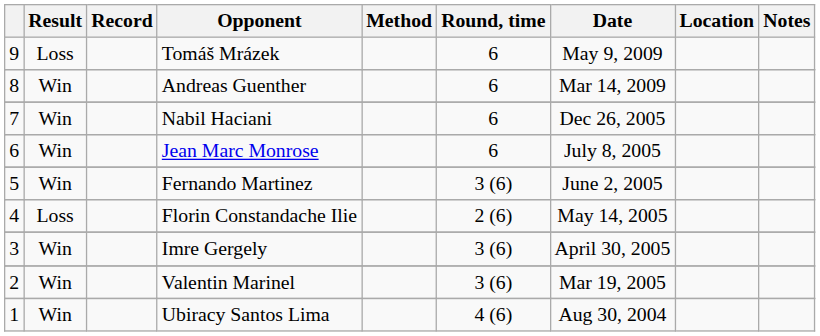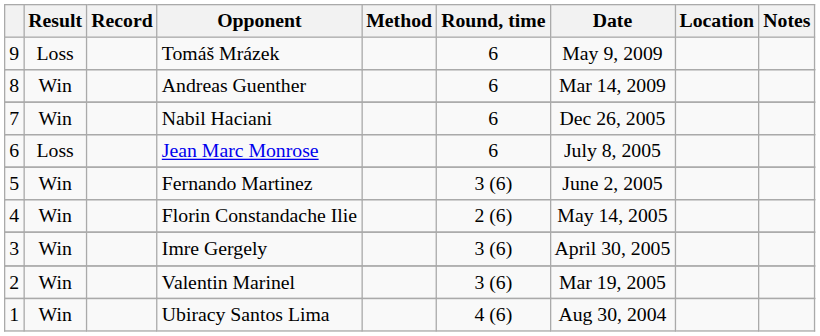(55, 151) Win -> (55, 151) Loss
(55, 216) Loss -> (55, 216) Win
